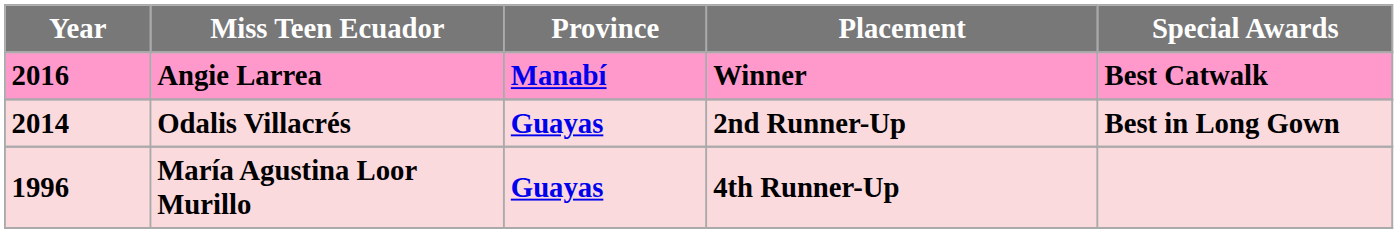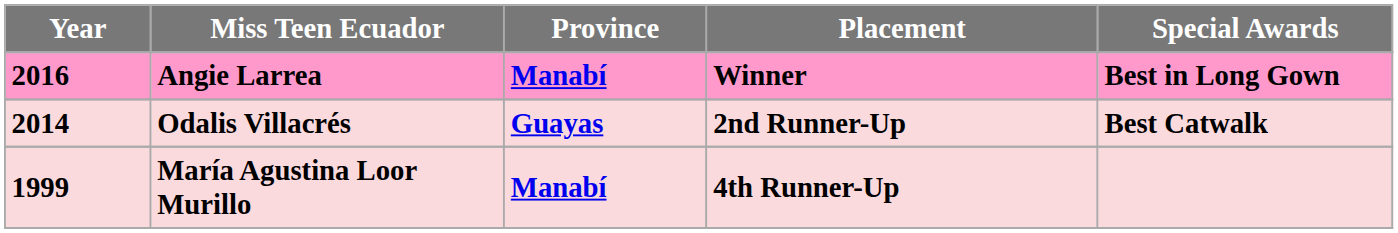(1186, 75) Best Catwalk -> (1222, 75) Best in Long Gown
(1222, 123) Best in Long Gown -> (1186, 123) Best Catwalk
(40, 187) 1996 -> (40, 187) 1999
(557, 187) Guayas -> (559, 187) Manabí
